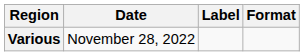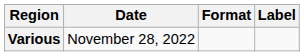columns swapped: (271, 16) <-> (221, 16)
